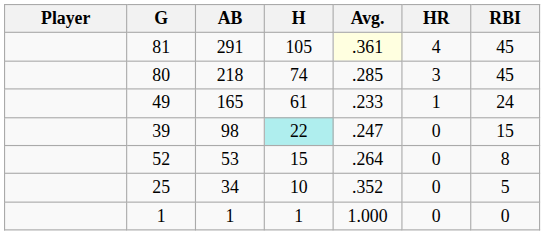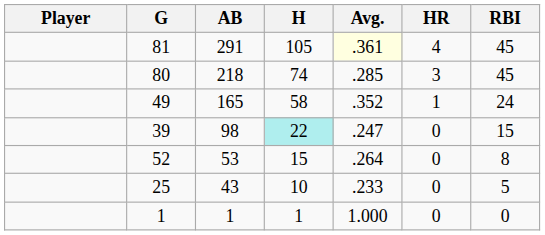(299, 103) 61 -> (299, 103) 58
(368, 103) .233 -> (368, 103) .352
(230, 187) 34 -> (230, 187) 43
(368, 187) .352 -> (368, 187) .233
